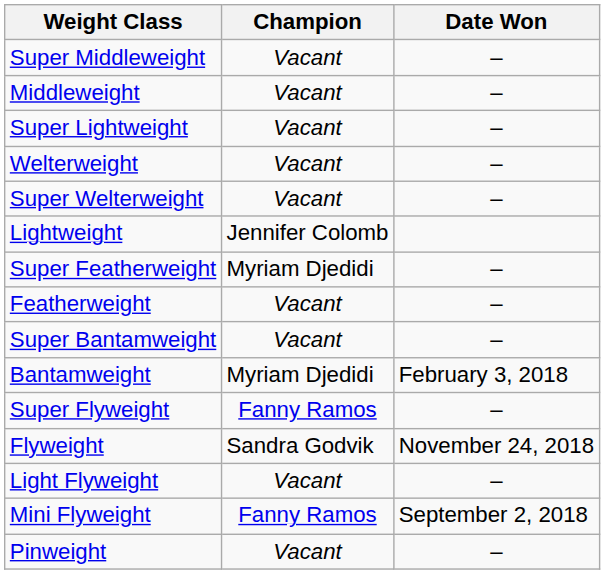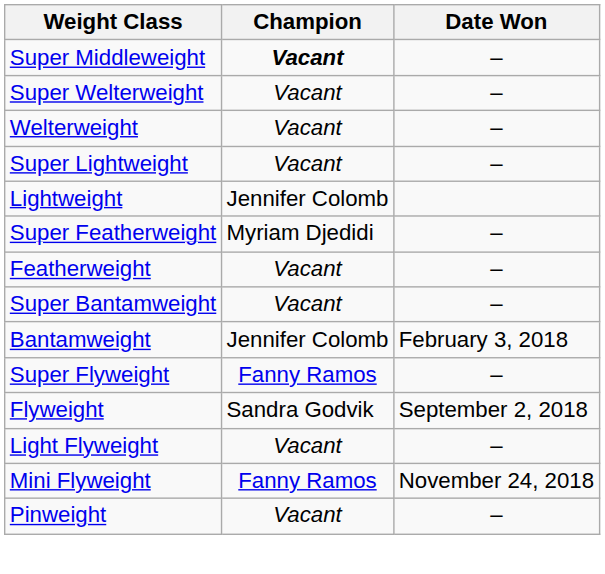(307, 57) normal -> (307, 57) bold
- row: (75, 92)
rows swapped: (107, 198) <-> (99, 127)
(300, 374) Myriam Djedidi -> (307, 339) Jennifer Colomb
(496, 445) November 24, 2018 -> (493, 410) September 2, 2018
(493, 515) September 2, 2018 -> (496, 480) November 24, 2018
